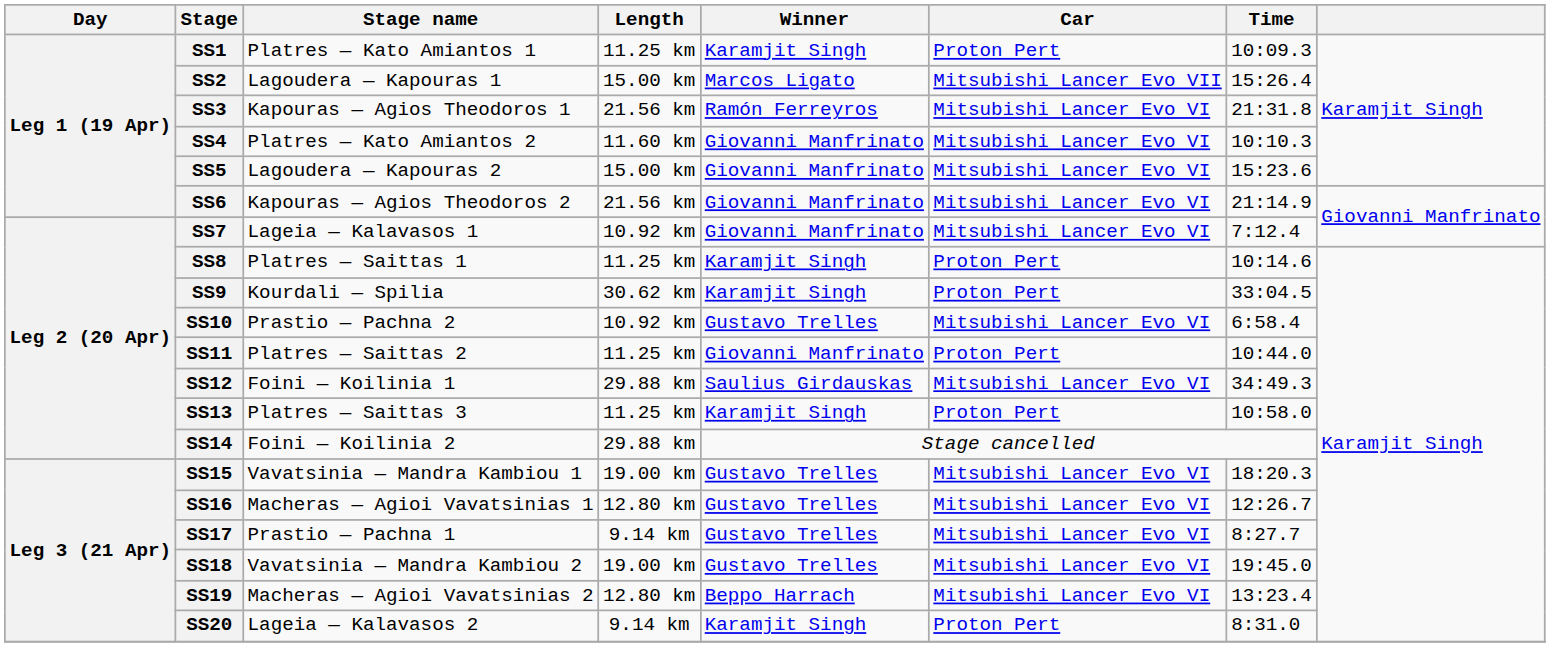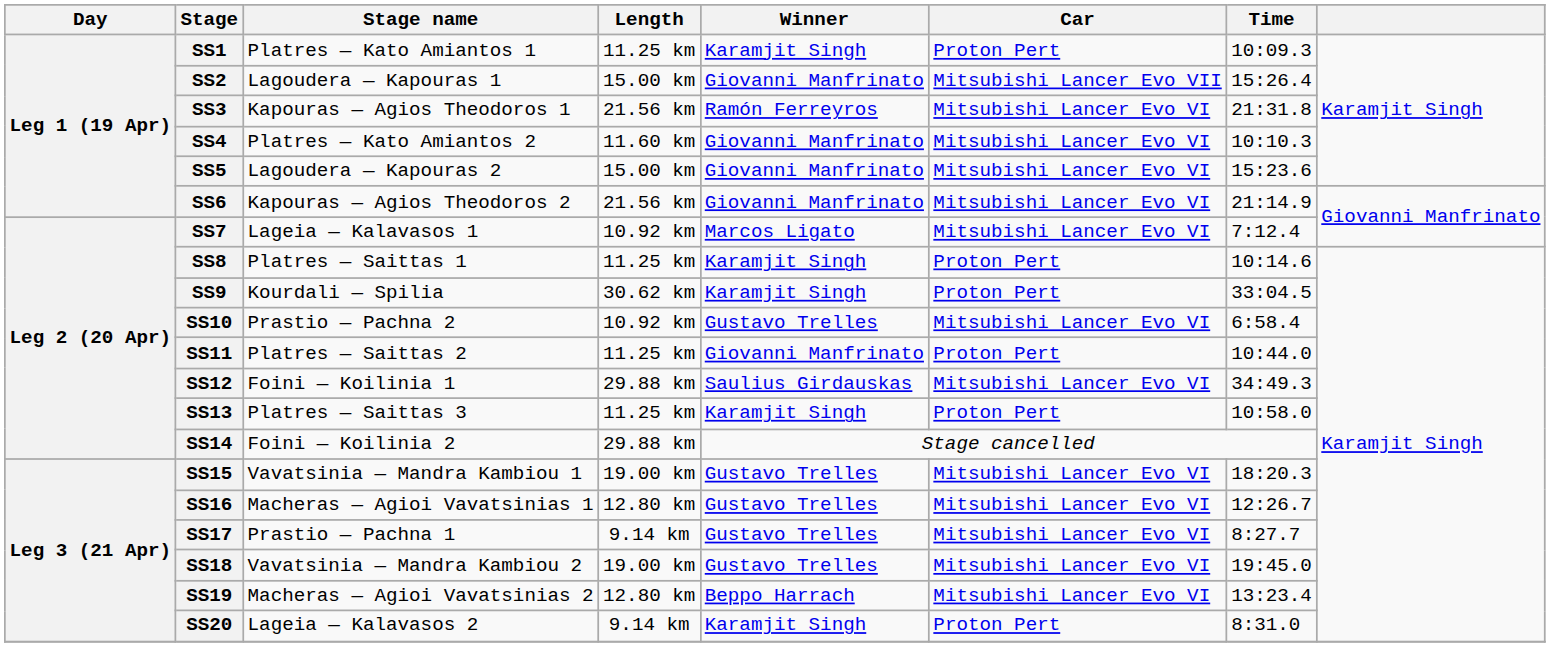(780, 81) Marcos Ligato -> (814, 81) Giovanni Manfrinato
(814, 232) Giovanni Manfrinato -> (780, 232) Marcos Ligato
